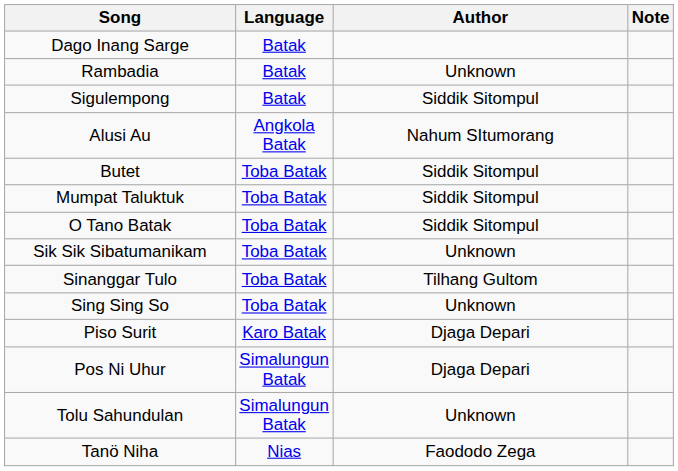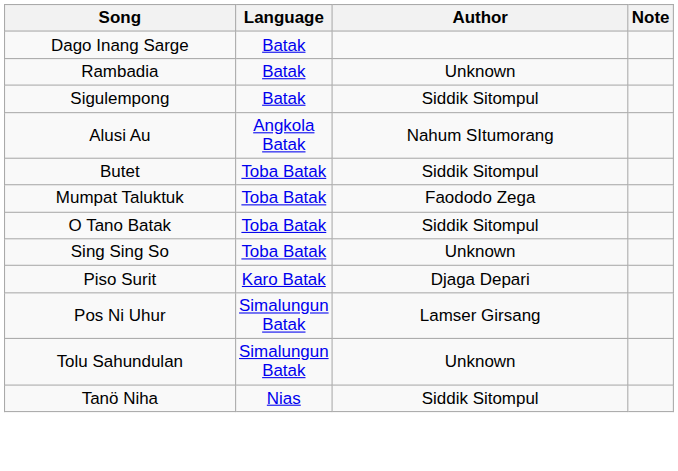(480, 198) Siddik Sitompul -> (480, 198) Faododo Zega
- row: (120, 252)
- row: (120, 279)
(480, 369) Djaga Depari -> (480, 315) Lamser Girsang
(480, 451) Faododo Zega -> (480, 397) Siddik Sitompul
